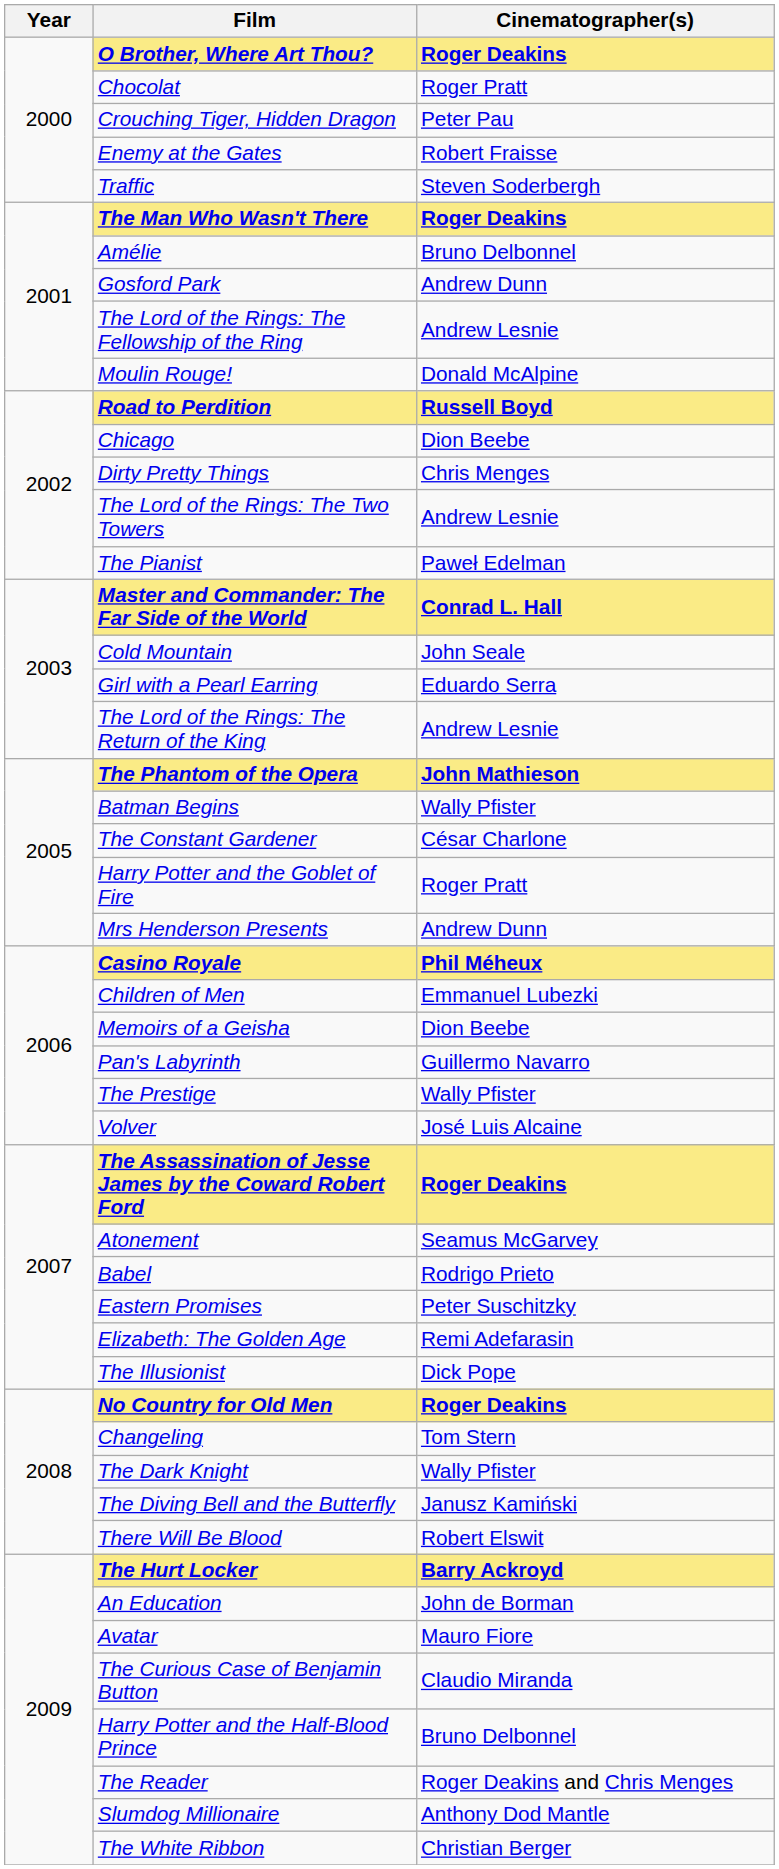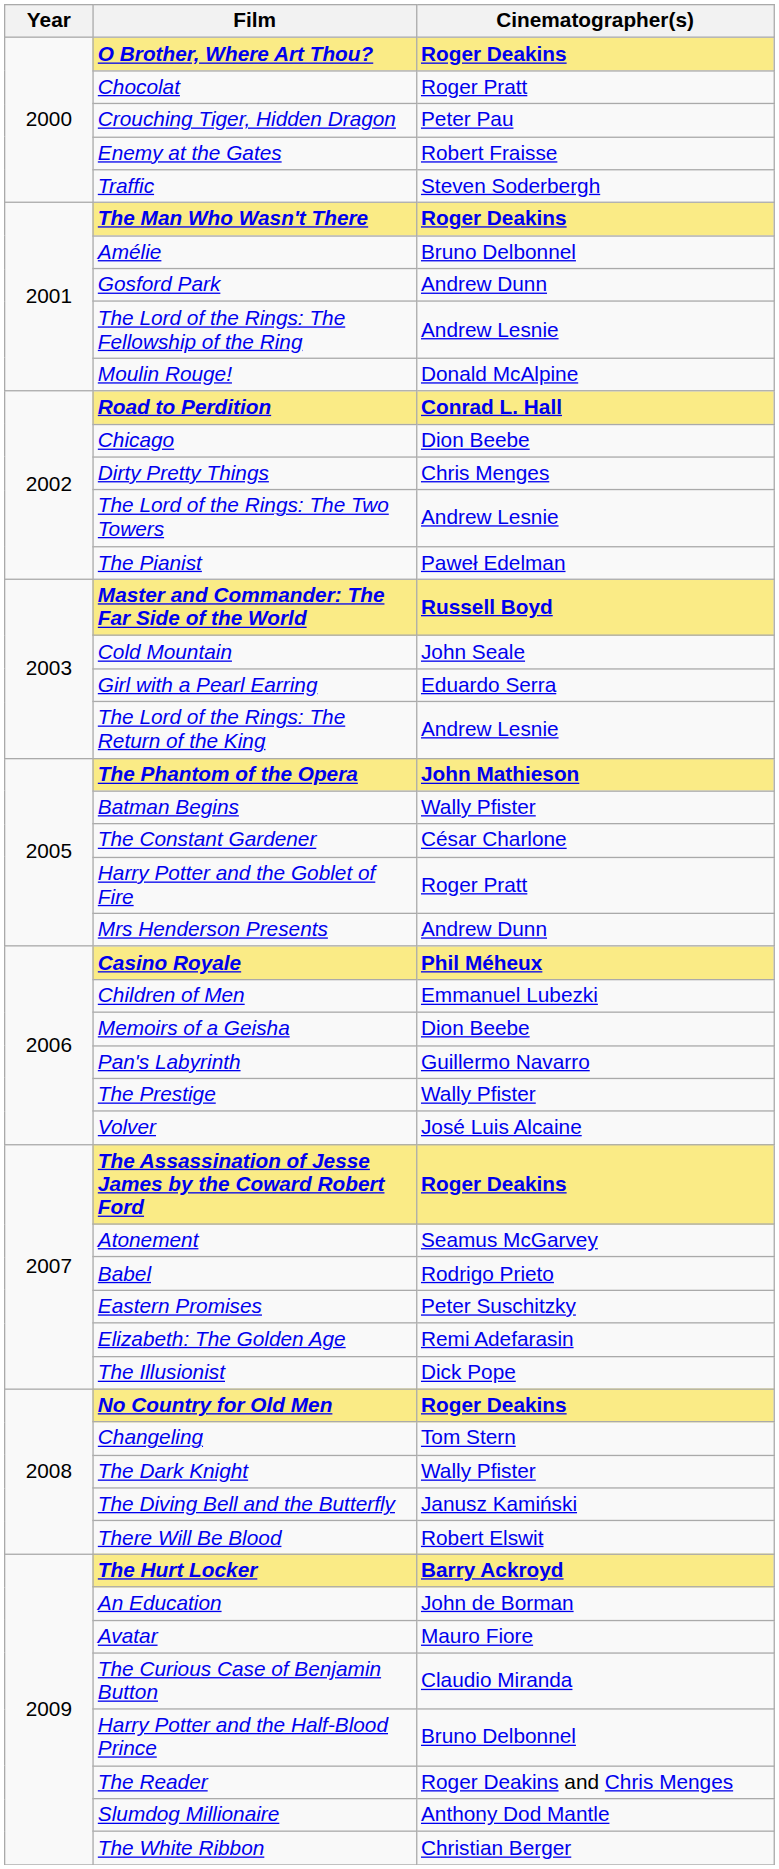(487, 407) Russell Boyd -> (491, 407) Conrad L. Hall
(491, 607) Conrad L. Hall -> (487, 607) Russell Boyd
